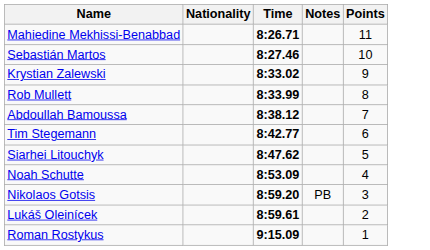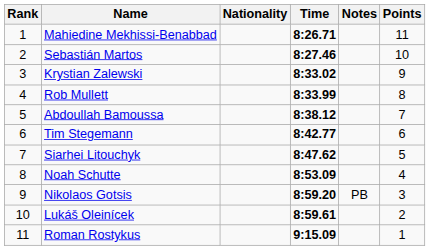+ column: (23, 14)
